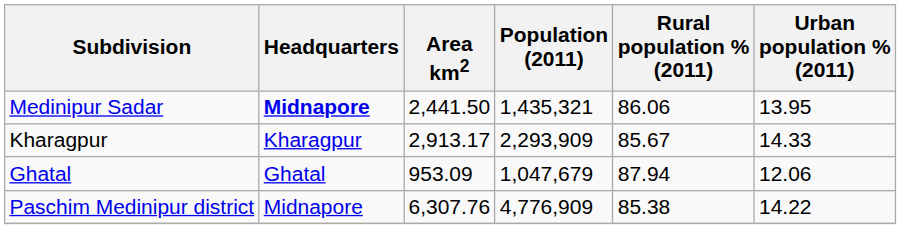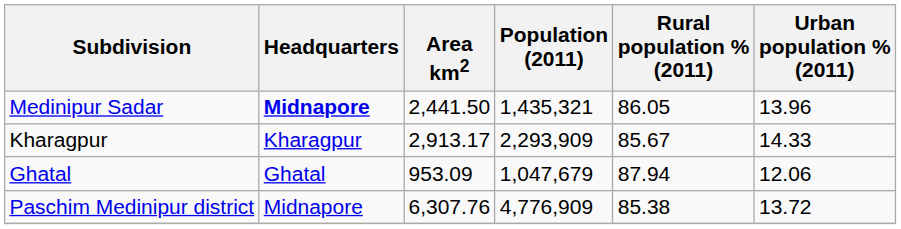(644, 107) 86.06 -> (644, 107) 86.05
(785, 107) 13.95 -> (785, 107) 13.96
(785, 206) 14.22 -> (785, 206) 13.72
